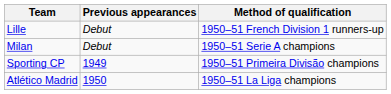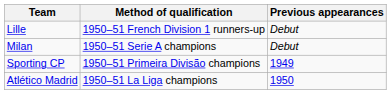columns swapped: (293, 13) <-> (140, 13)
